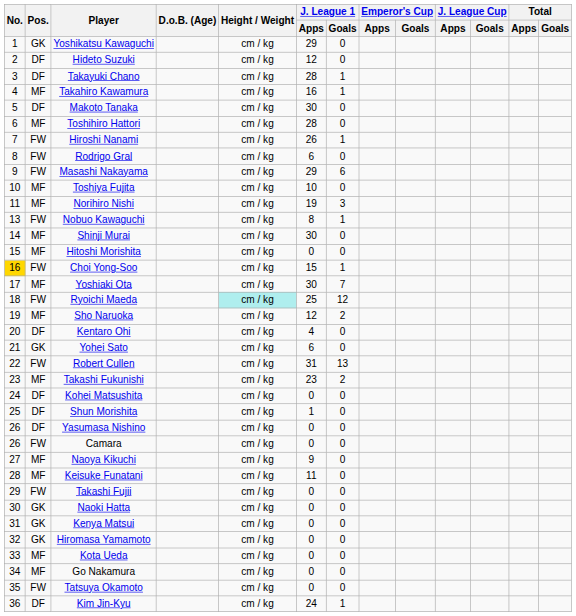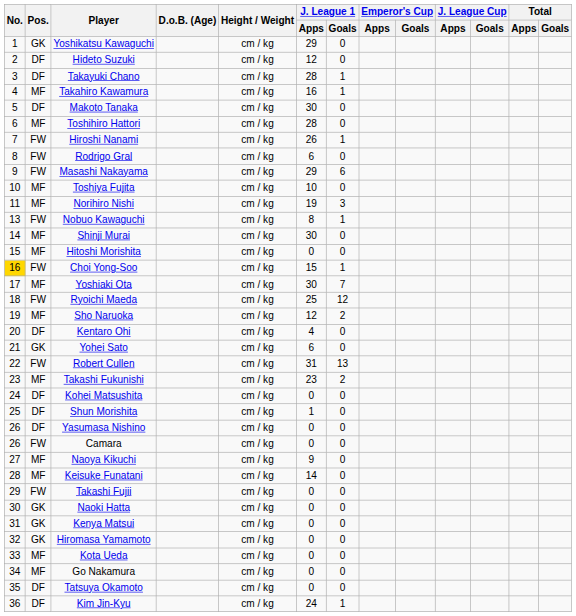(258, 300) paleturquoise background -> (258, 300) no background
(311, 476) 11 -> (311, 476) 14
(38, 587) FW -> (38, 587) DF
